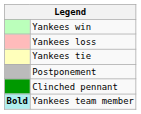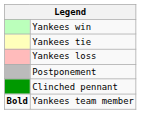rows swapped: (64, 41) <-> (62, 56)
(17, 101) paleturquoise background -> (17, 101) no background
